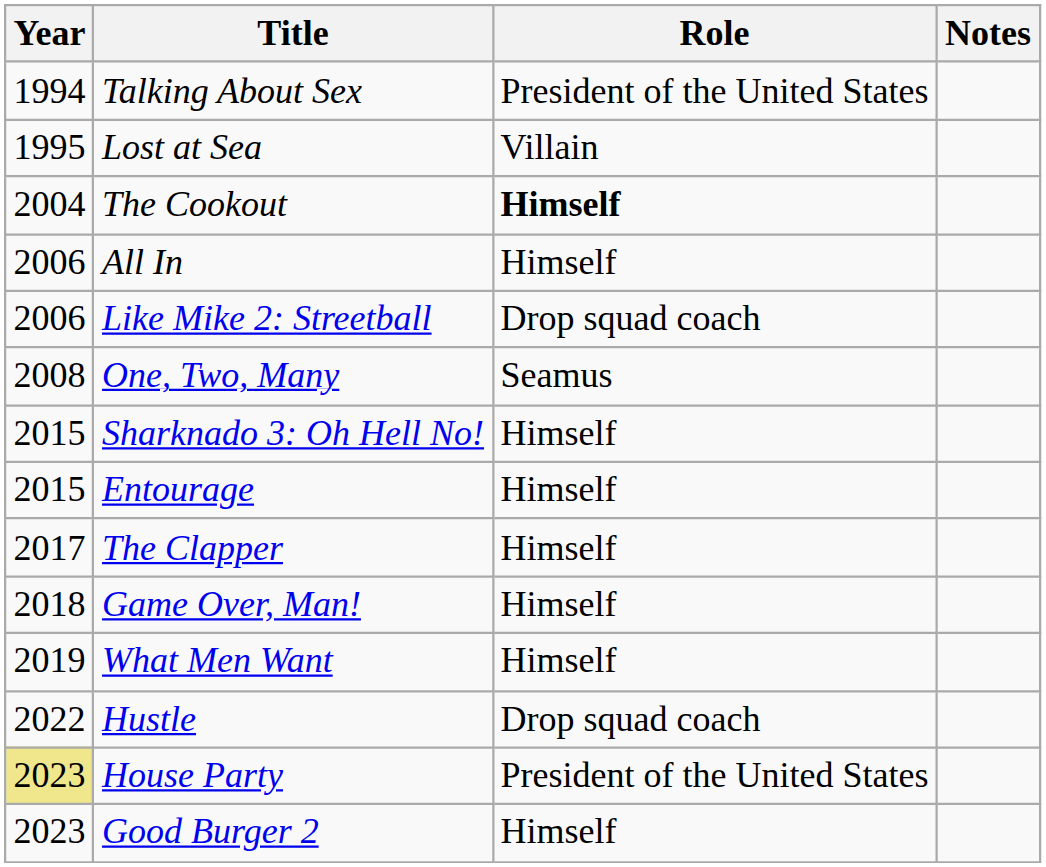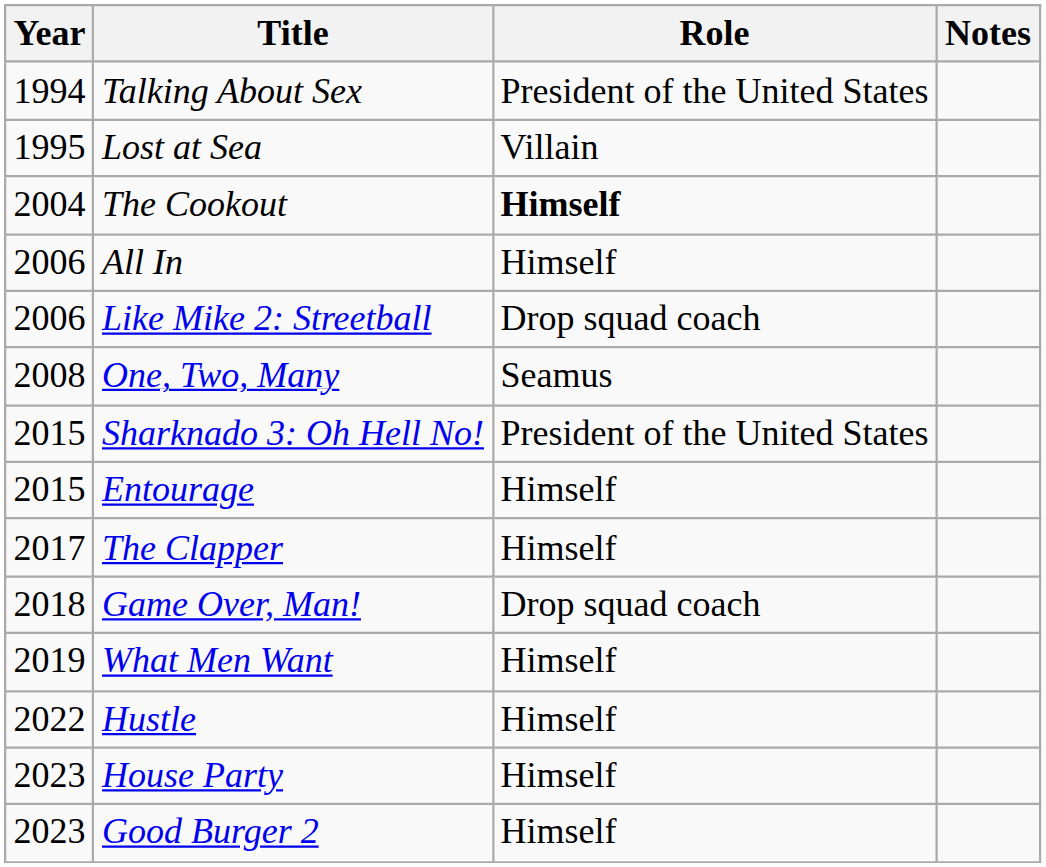(559, 432) Himself -> (715, 432) President of the United States
(559, 603) Himself -> (631, 603) Drop squad coach
(631, 718) Drop squad coach -> (559, 718) Himself
(49, 775) khaki background -> (49, 775) no background
(715, 775) President of the United States -> (559, 775) Himself
